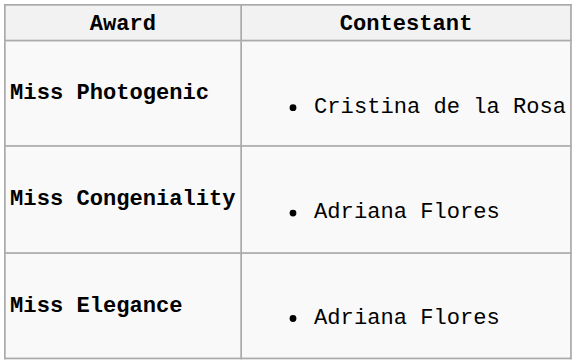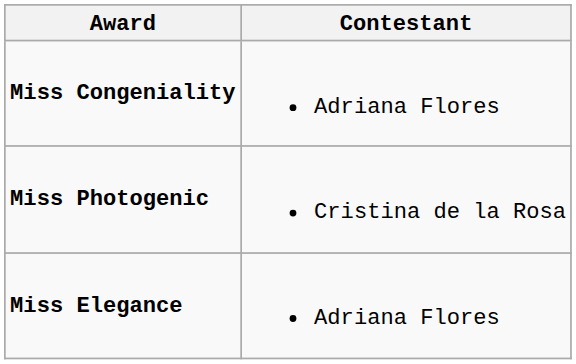rows swapped: (110, 94) <-> (123, 199)
